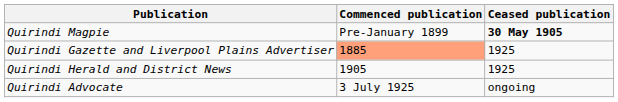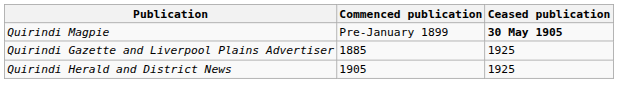(353, 51) lightsalmon background -> (353, 51) no background
- row: (65, 87)
